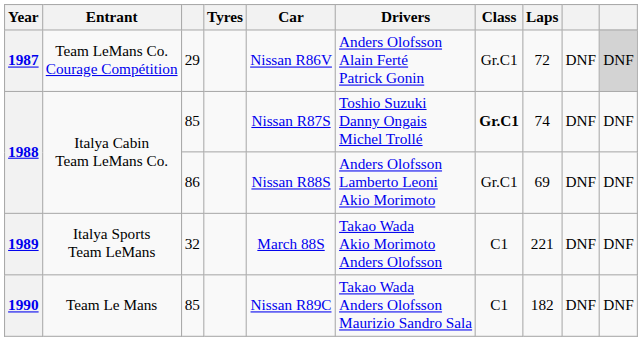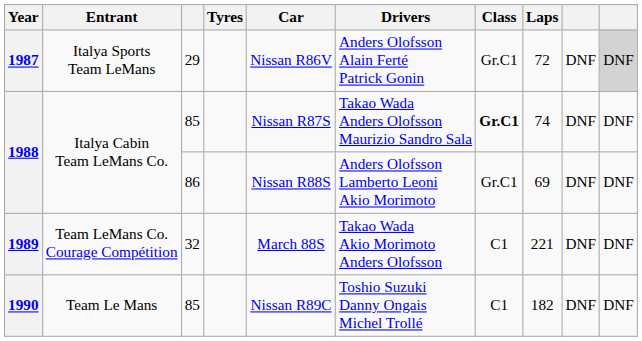(112, 60) Team LeMans Co. Courage Compétition -> (112, 60) Italya Sports Team LeMans
(383, 121) Toshio Suzuki Danny Ongais Michel Trollé -> (406, 121) Takao Wada Anders Olofsson Maurizio Sandro Sala
(112, 244) Italya Sports Team LeMans -> (112, 244) Team LeMans Co. Courage Compétition
(406, 305) Takao Wada Anders Olofsson Maurizio Sandro Sala -> (383, 305) Toshio Suzuki Danny Ongais Michel Trollé
